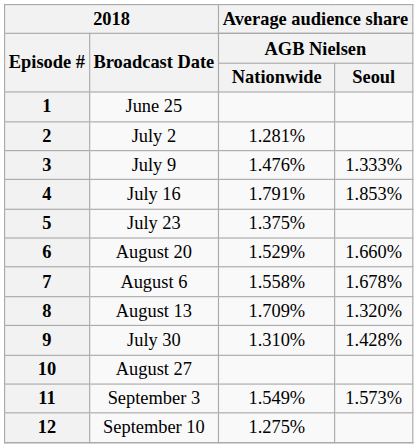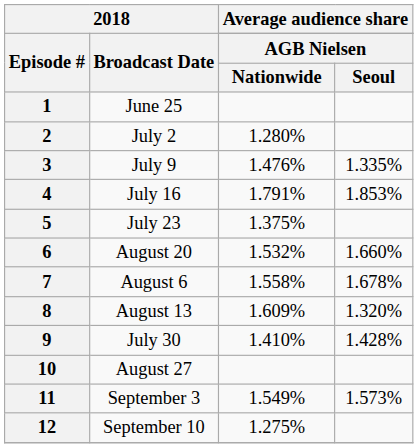(277, 135) 1.281% -> (277, 135) 1.280%
(374, 164) 1.333% -> (374, 164) 1.335%
(277, 252) 1.529% -> (277, 252) 1.532%
(277, 310) 1.709% -> (277, 310) 1.609%
(277, 340) 1.310% -> (277, 340) 1.410%
